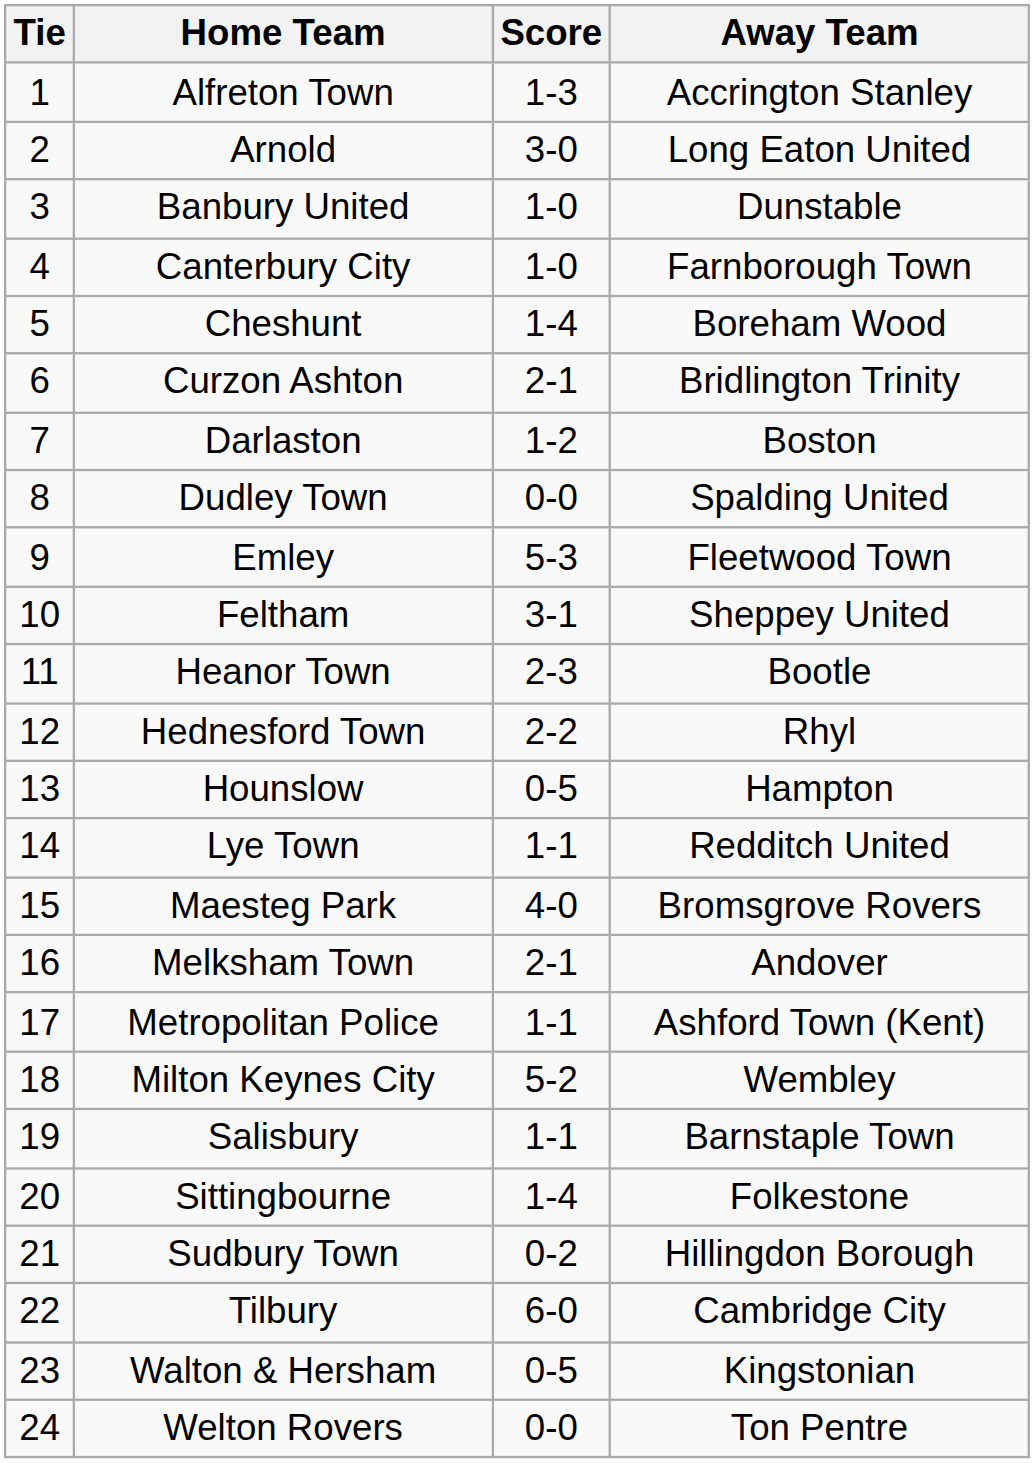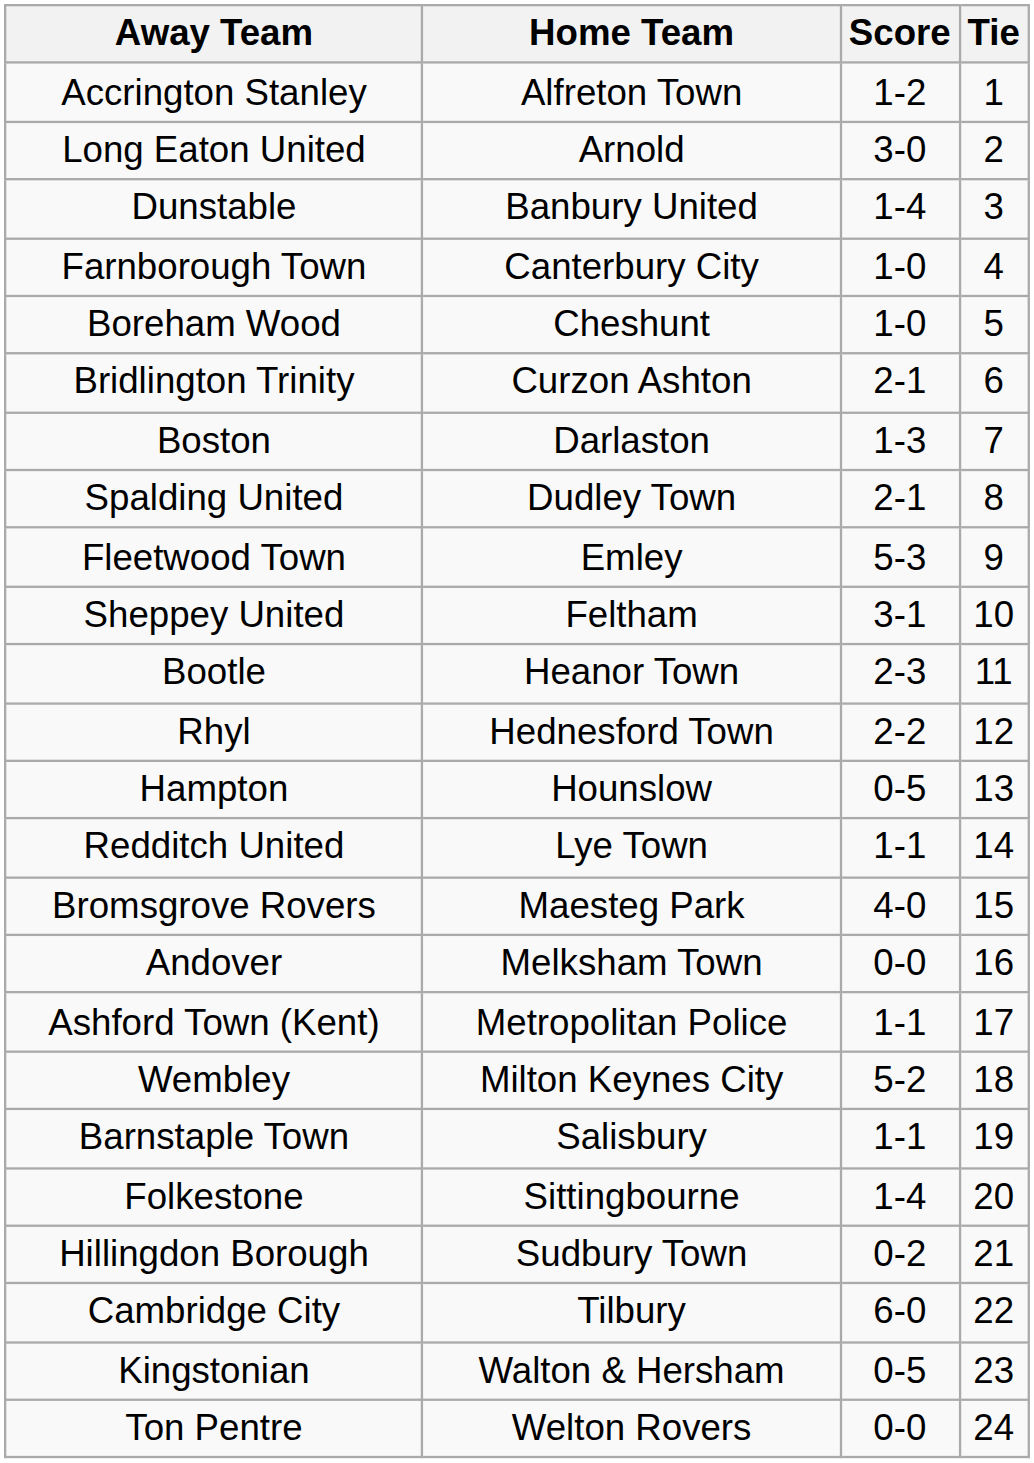columns swapped: (40, 33) <-> (819, 33)
(551, 91) 1-3 -> (900, 91) 1-2
(551, 207) 1-0 -> (900, 207) 1-4
(551, 324) 1-4 -> (900, 324) 1-0
(551, 440) 1-2 -> (900, 440) 1-3
(551, 498) 0-0 -> (900, 498) 2-1
(551, 963) 2-1 -> (900, 963) 0-0
